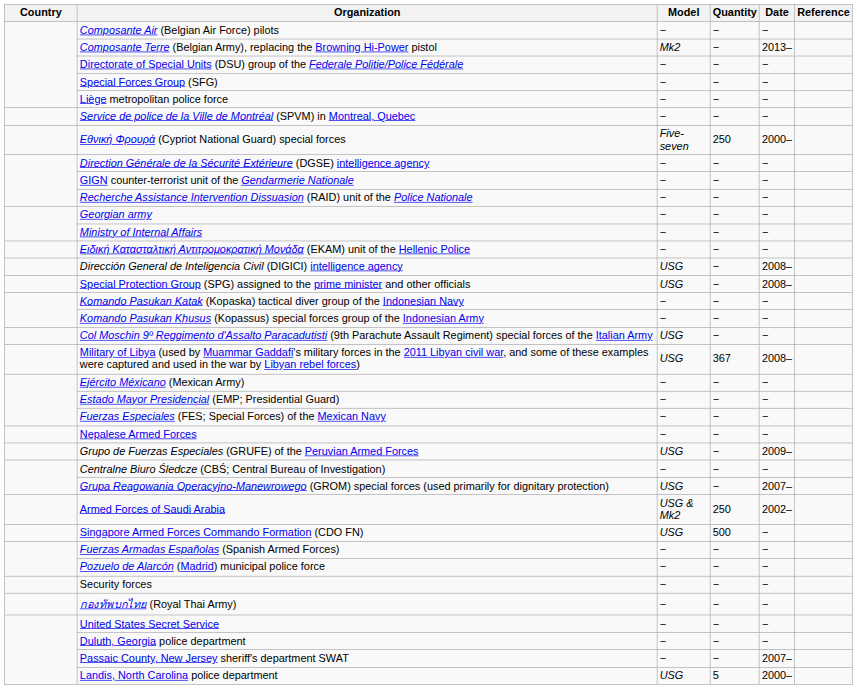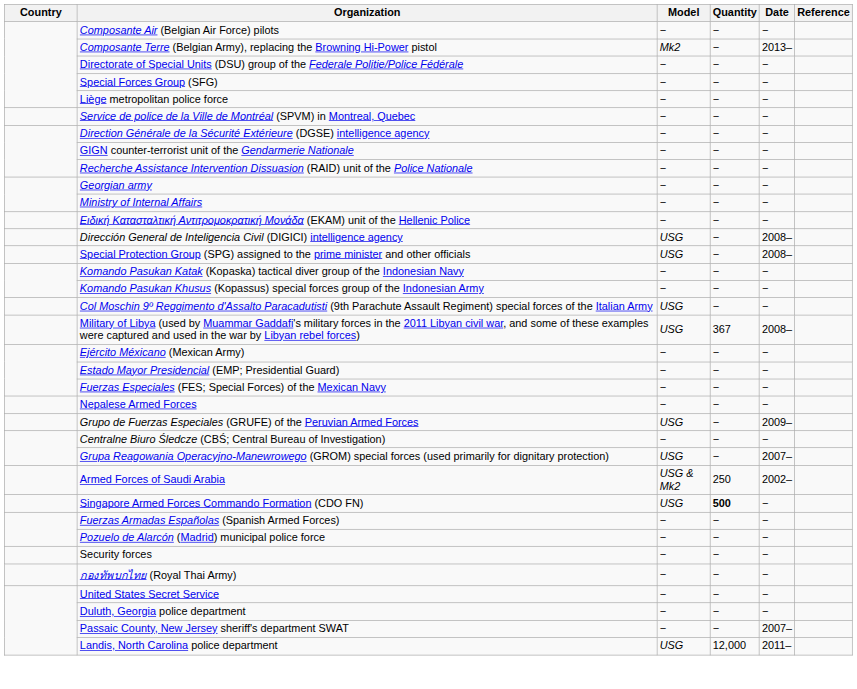- row: (213, 140)
(722, 532) normal -> (722, 503) bold
(716, 675) 5 -> (729, 646) 12,000
(777, 675) 2000– -> (777, 646) 2011–
